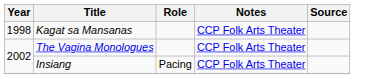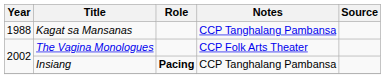(19, 30) 1998 -> (19, 30) 1988
(251, 30) CCP Folk Arts Theater -> (268, 30) CCP Tanghalang Pambansa
(175, 64) normal -> (176, 64) bold
(251, 64) CCP Folk Arts Theater -> (268, 64) CCP Tanghalang Pambansa
